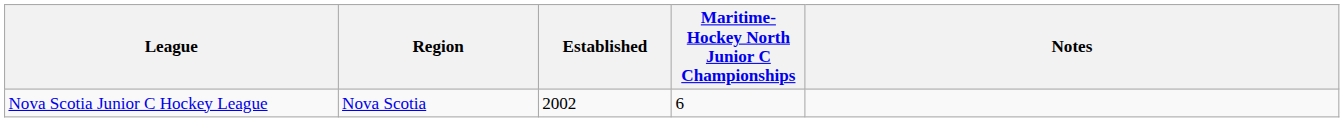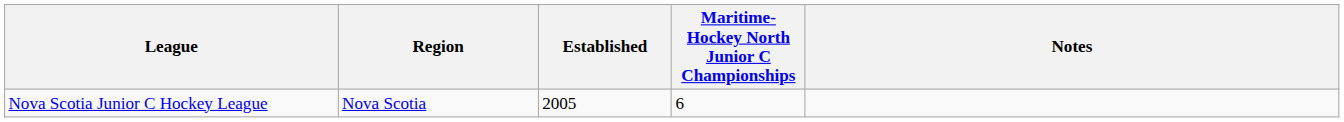(559, 103) 2002 -> (559, 103) 2005
